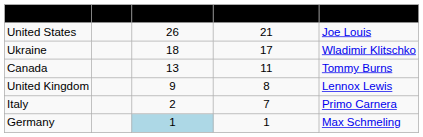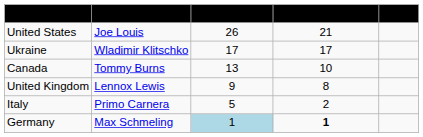columns swapped: (369, 13) <-> (112, 13)
(172, 50) 18 -> (232, 50) 17
(266, 68) 11 -> (326, 68) 10
(172, 104) 2 -> (232, 104) 5
(266, 104) 7 -> (326, 104) 2
(266, 123) normal -> (326, 123) bold
